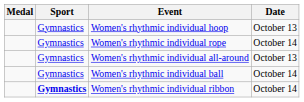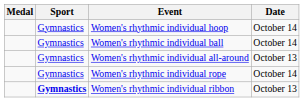(275, 27) October 13 -> (275, 27) October 14
rows swapped: (157, 74) <-> (158, 43)
(275, 89) October 14 -> (275, 89) October 13
